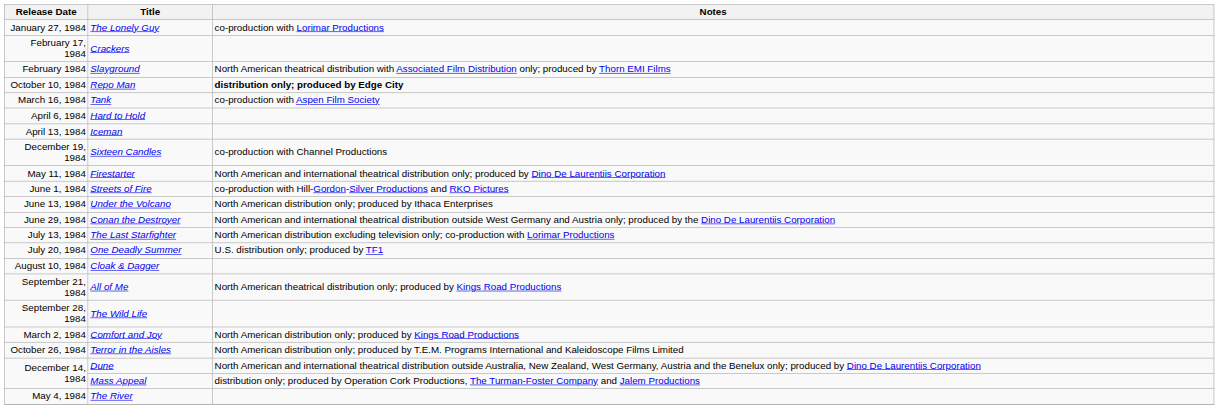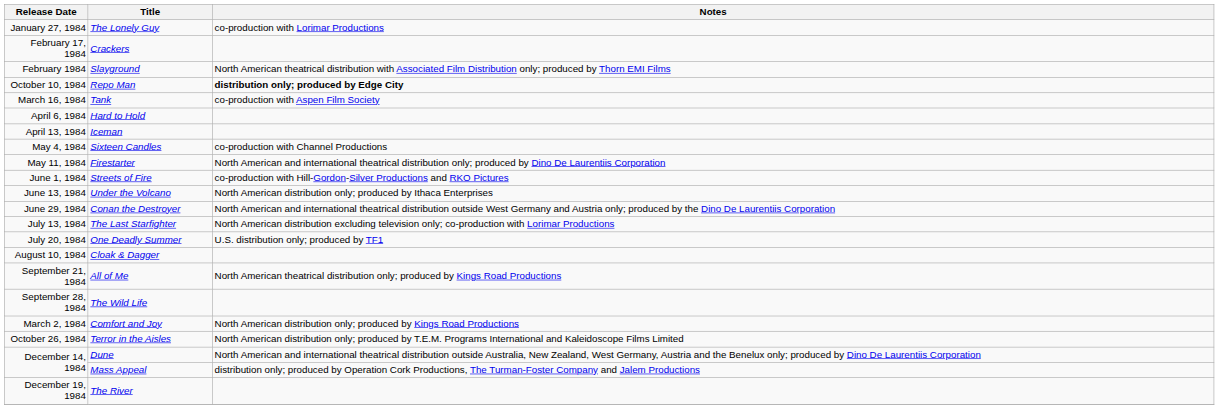(55, 152) December 19, 1984 -> (59, 147) May 4, 1984
(59, 396) May 4, 1984 -> (55, 391) December 19, 1984
